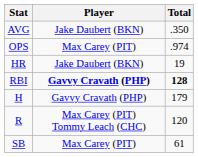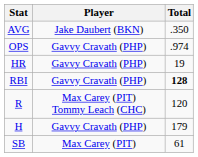(99, 47) Max Carey (PIT) -> (99, 47) Gavvy Cravath (PHP)
(99, 64) Jake Daubert (BKN) -> (99, 64) Gavvy Cravath (PHP)
(99, 81) bold -> (99, 81) normal
rows swapped: (19, 121) <-> (19, 98)
